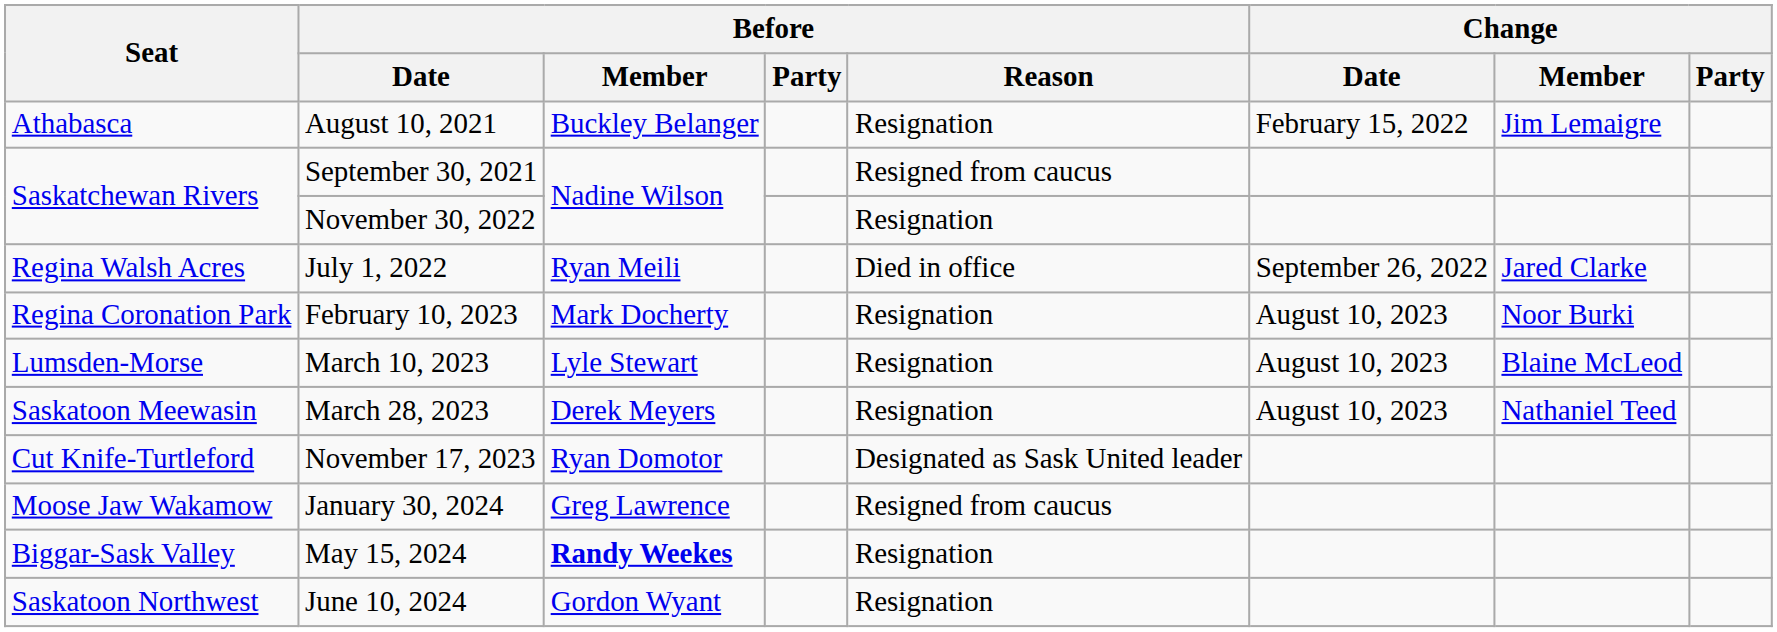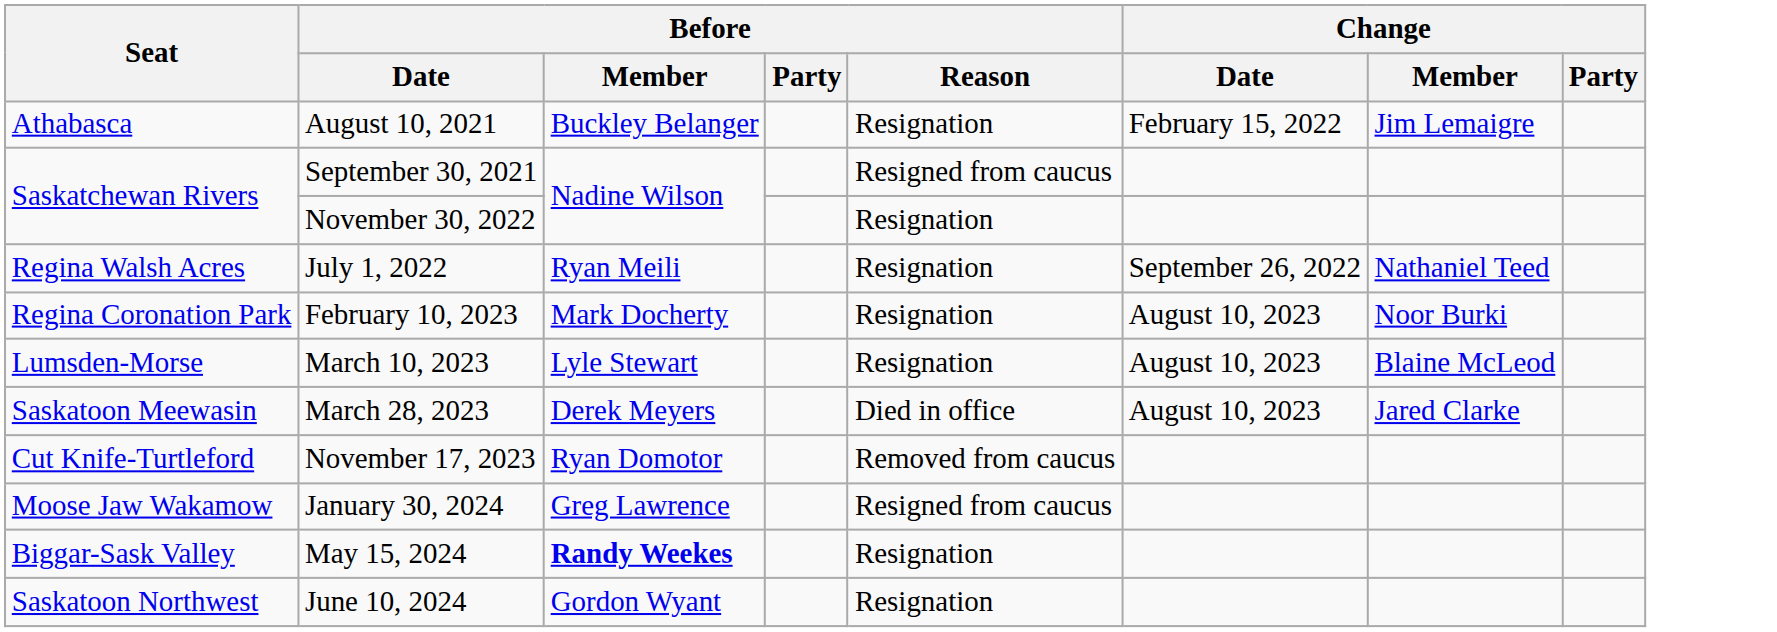(935, 267) Died in office -> (924, 267) Resignation
(1574, 267) Jared Clarke -> (1462, 267) Nathaniel Teed
(924, 410) Resignation -> (935, 410) Died in office
(1589, 410) Nathaniel Teed -> (1447, 410) Jared Clarke
(1049, 458) Designated as Sask United leader -> (985, 458) Removed from caucus
